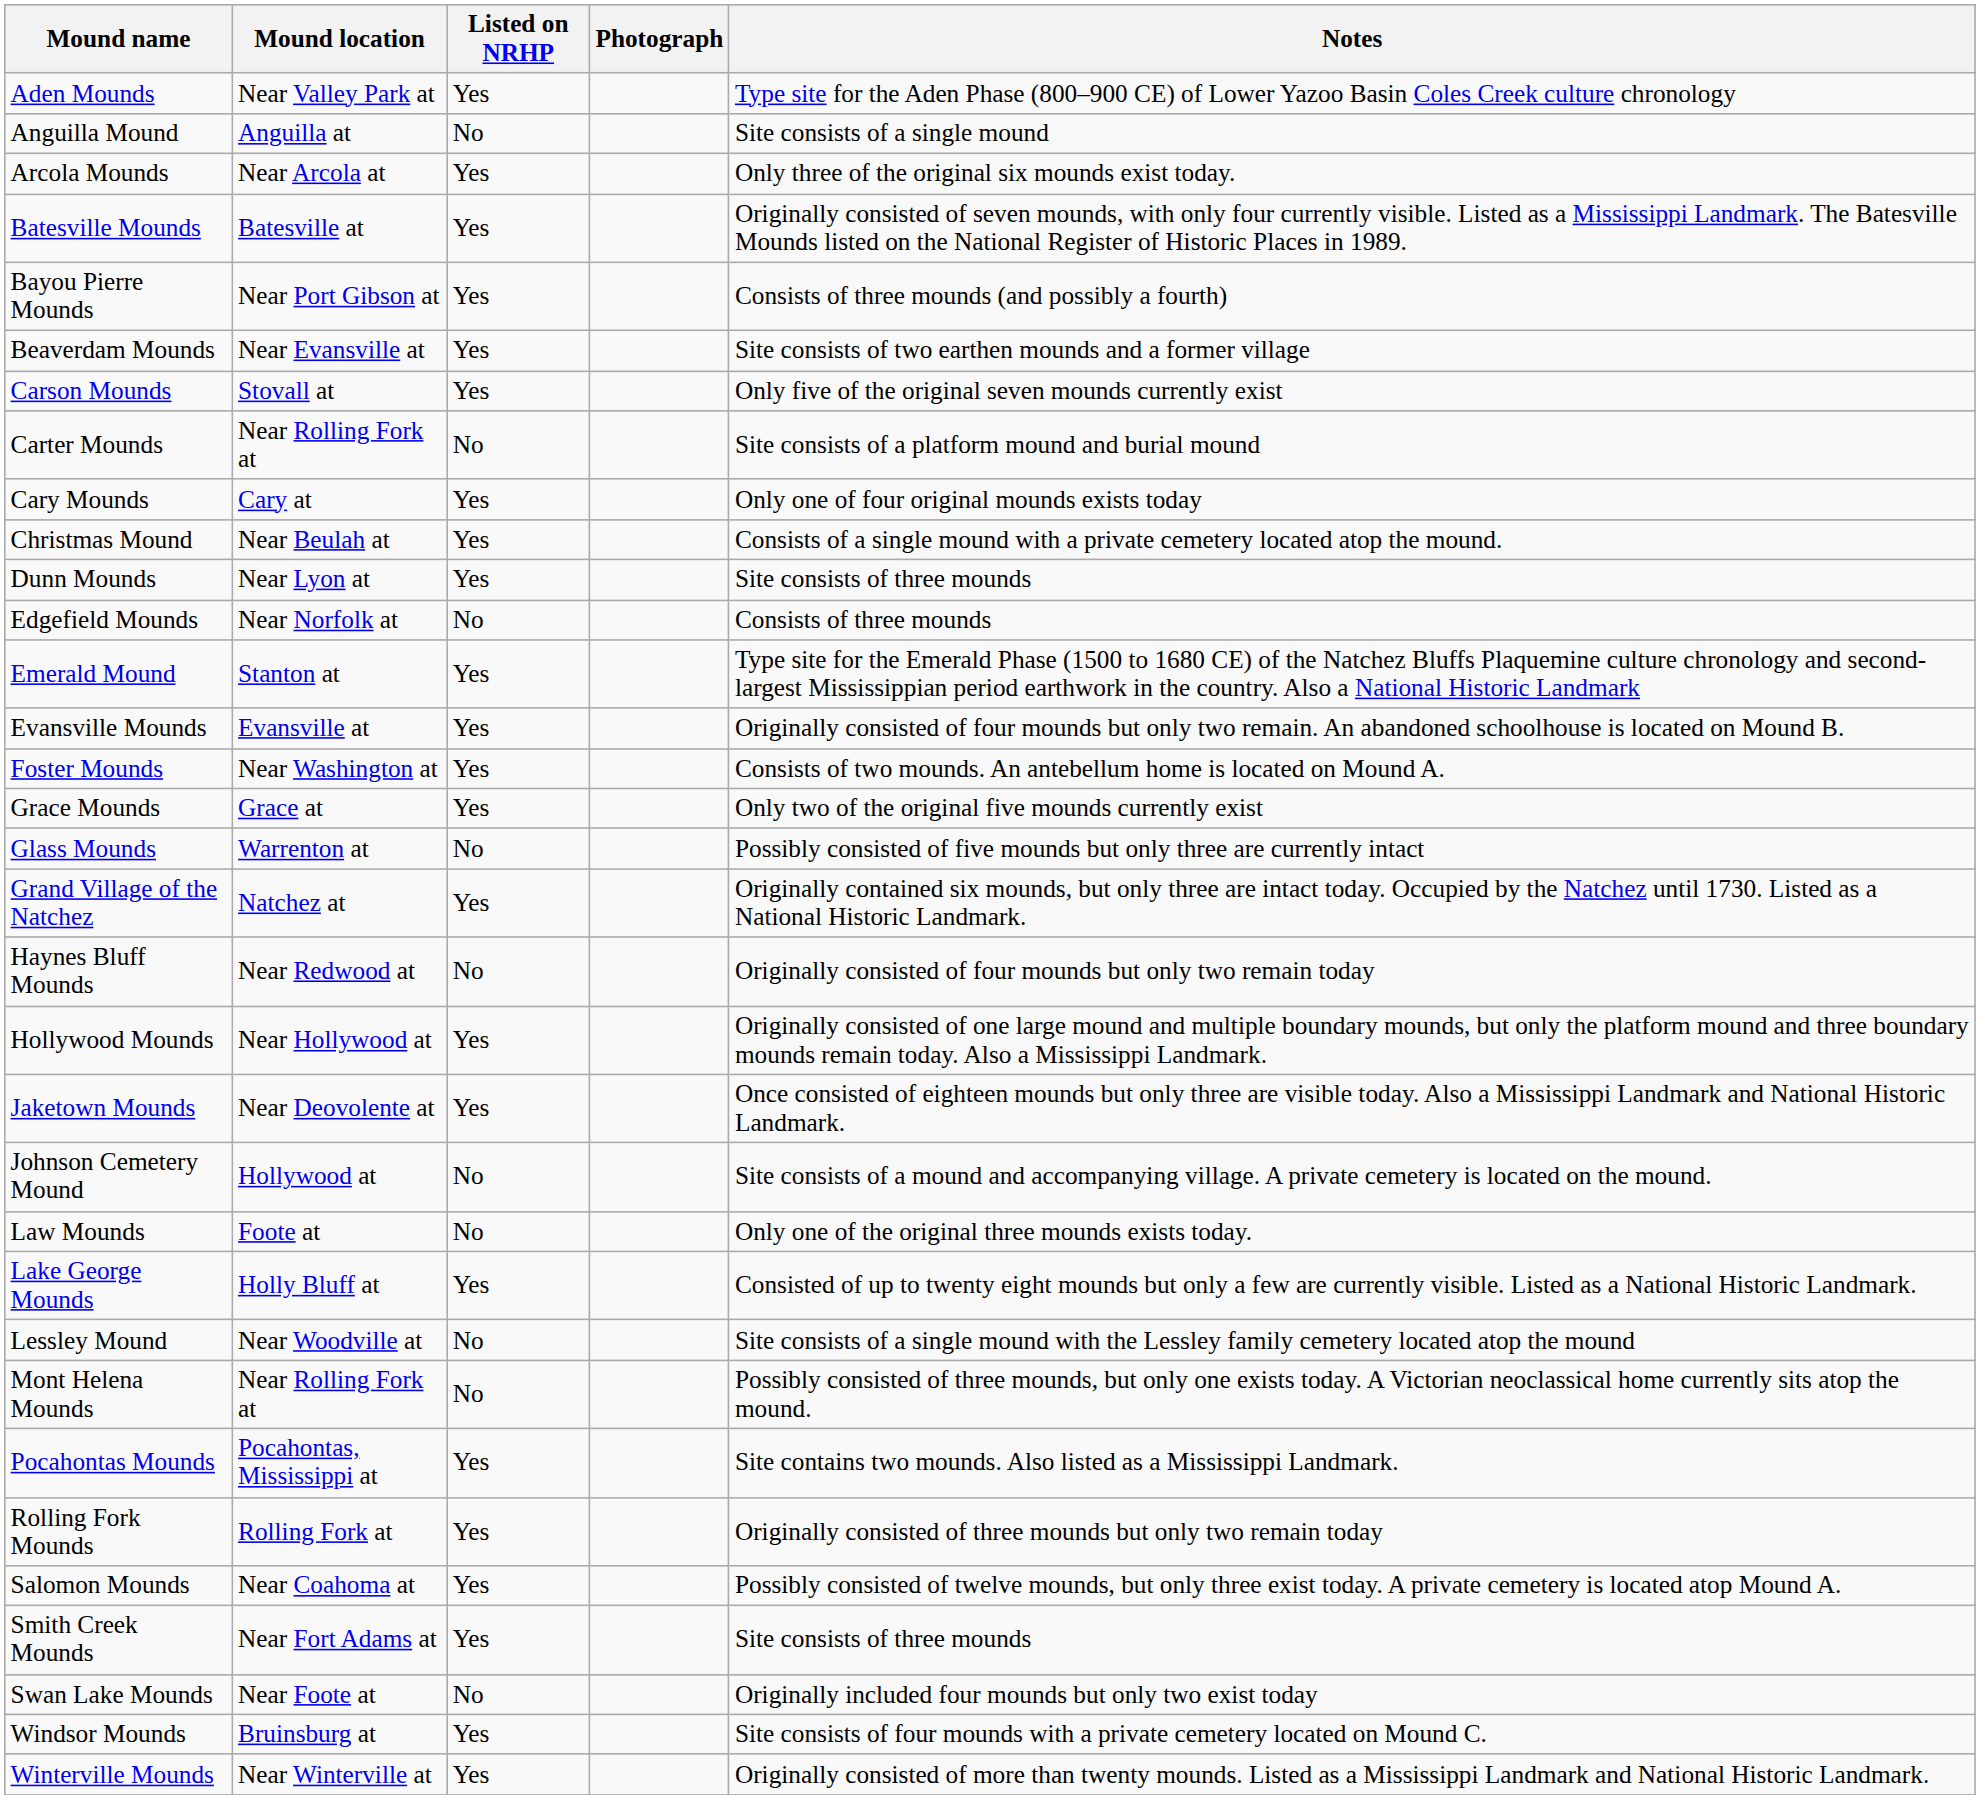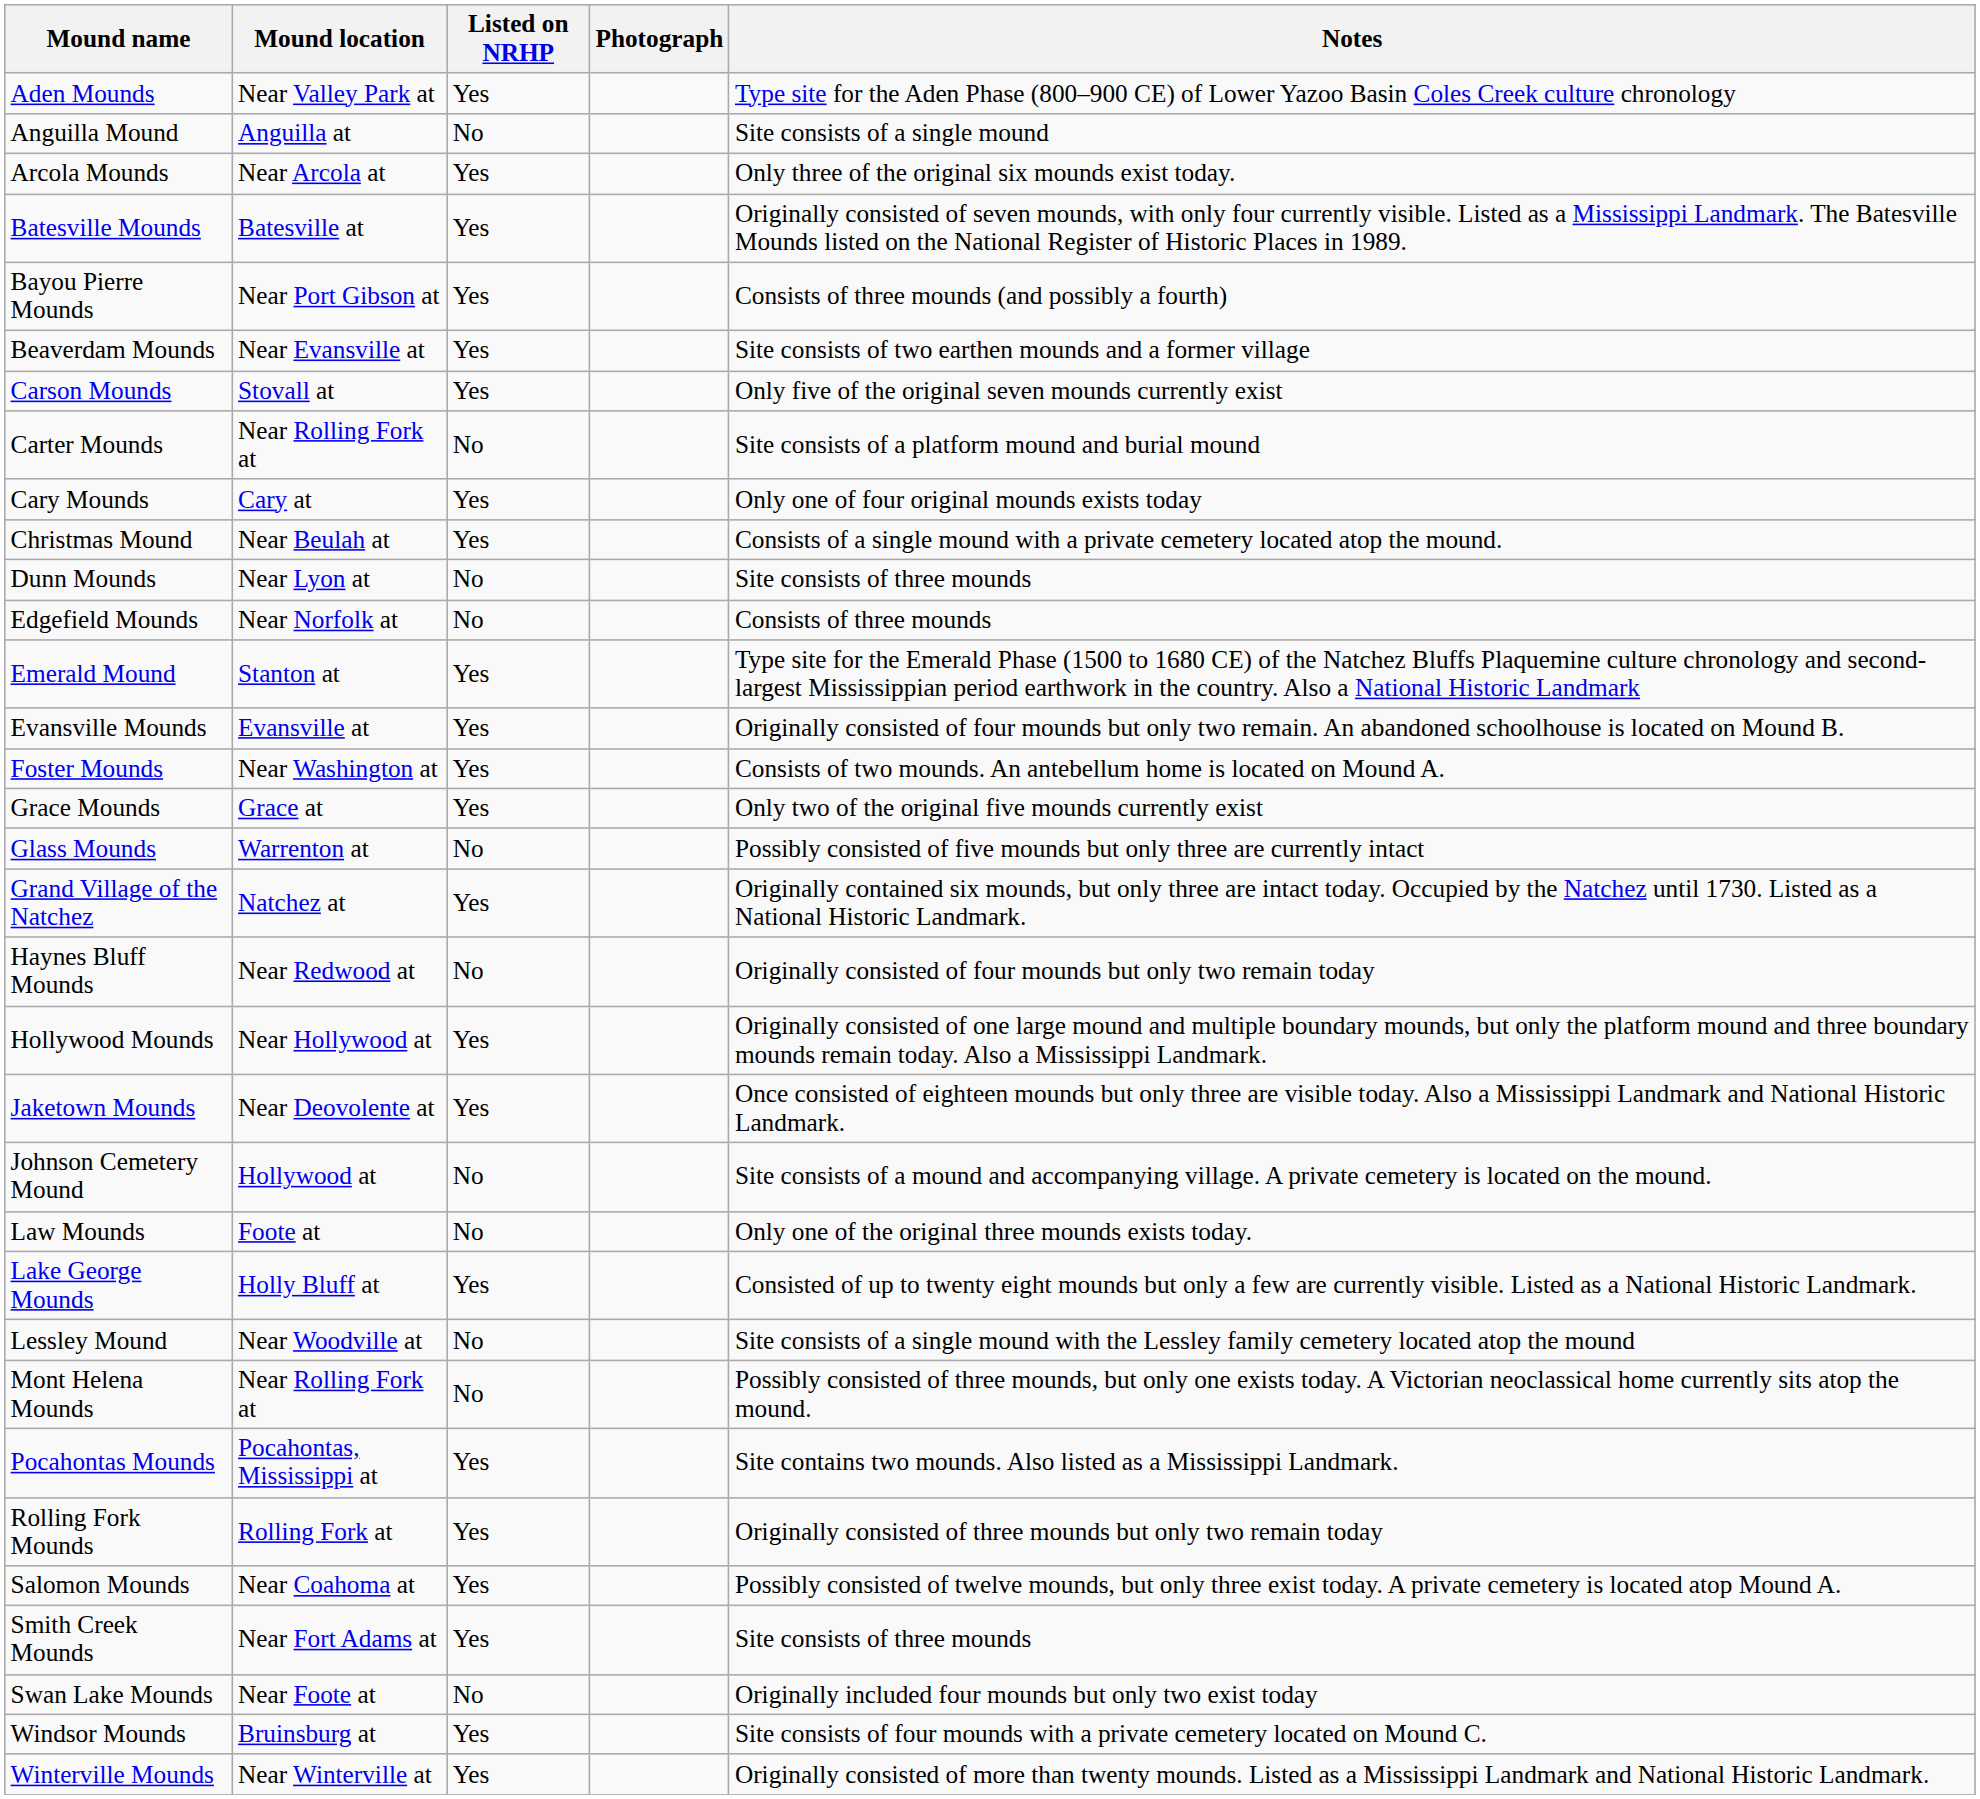(471, 579) Yes -> (468, 579) No
